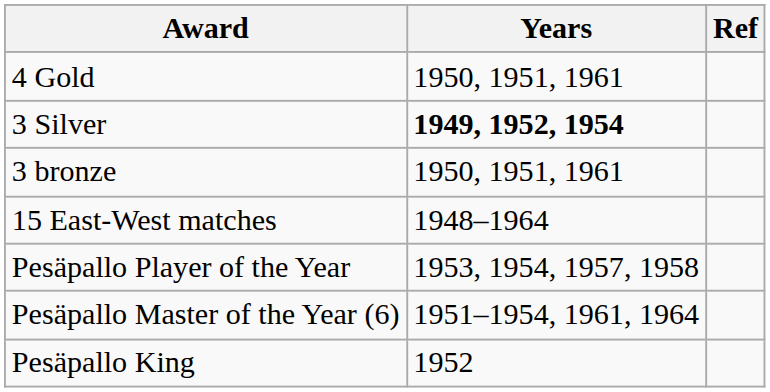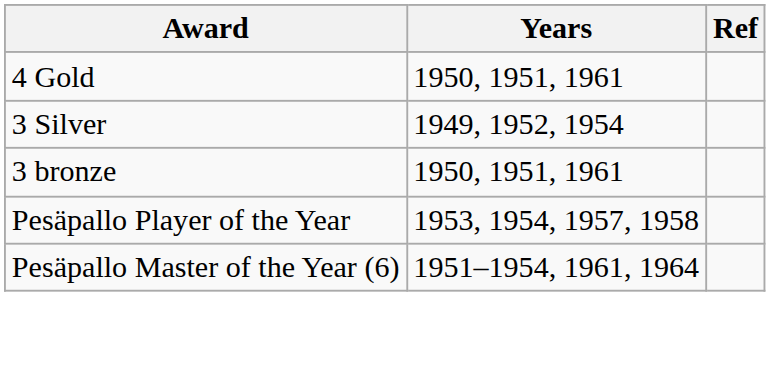(519, 123) bold -> (519, 123) normal
- row: (144, 219)
- row: (103, 362)
